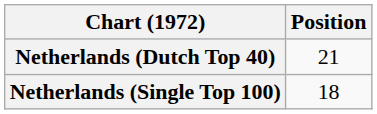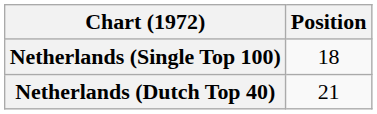rows swapped: (145, 56) <-> (145, 91)
